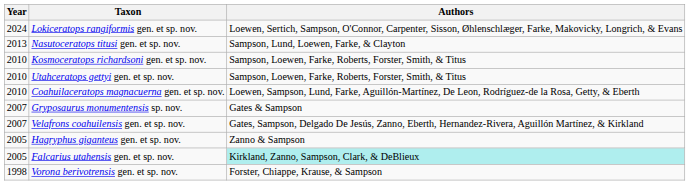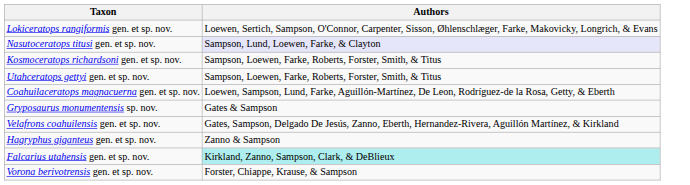- column: (17, 12)
(317, 44) no background -> (292, 44) lavender background
